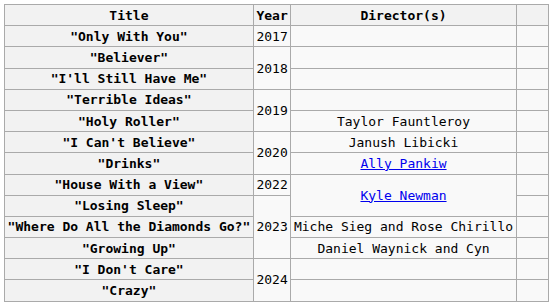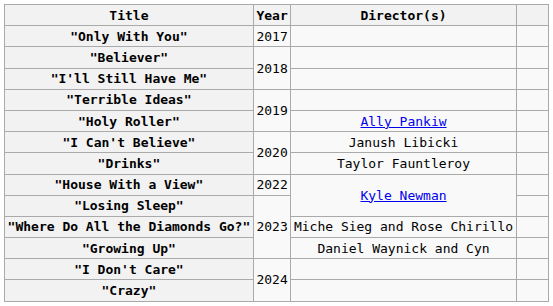(404, 121) Taylor Fauntleroy -> (404, 121) Ally Pankiw
(404, 163) Ally Pankiw -> (404, 163) Taylor Fauntleroy
